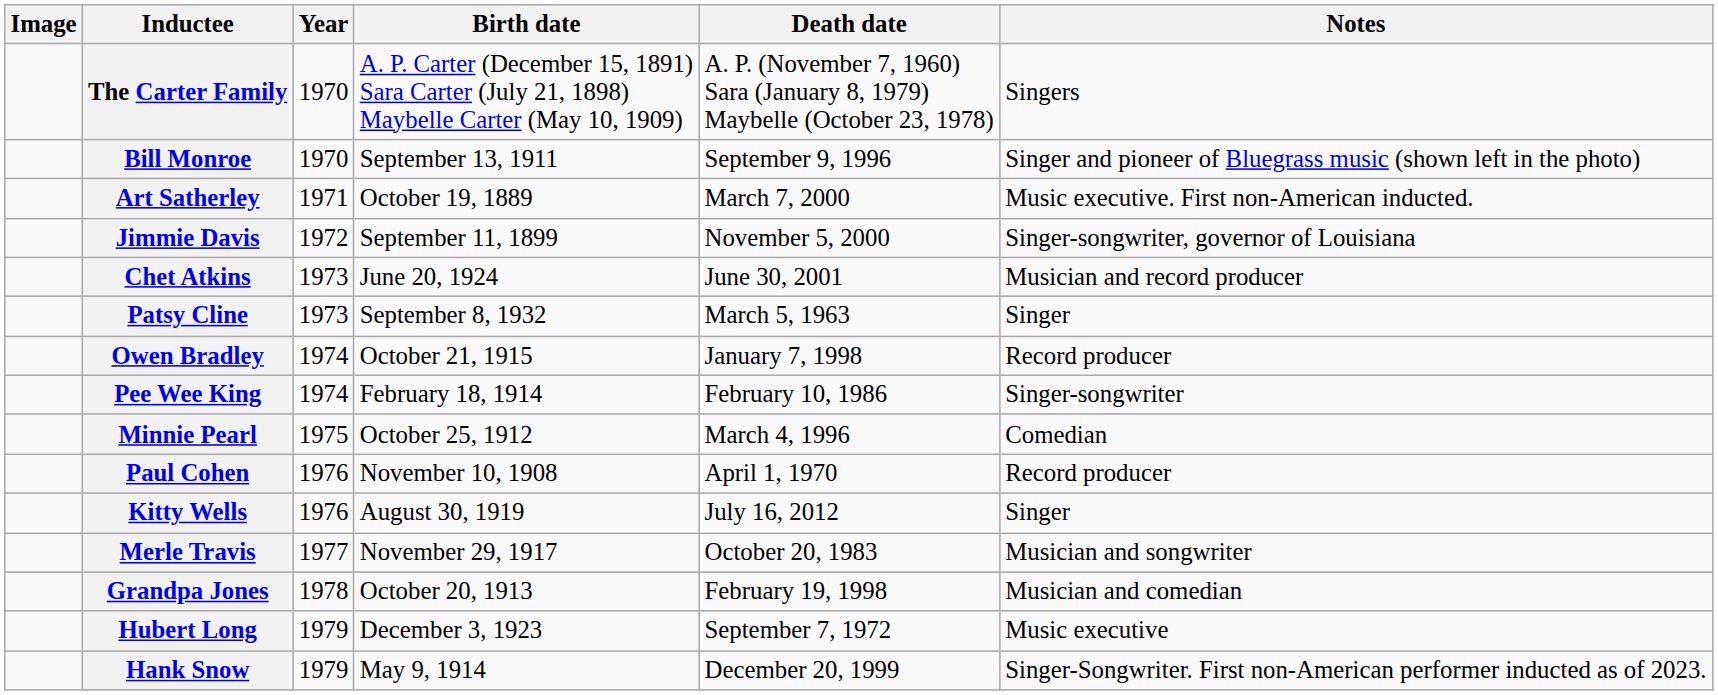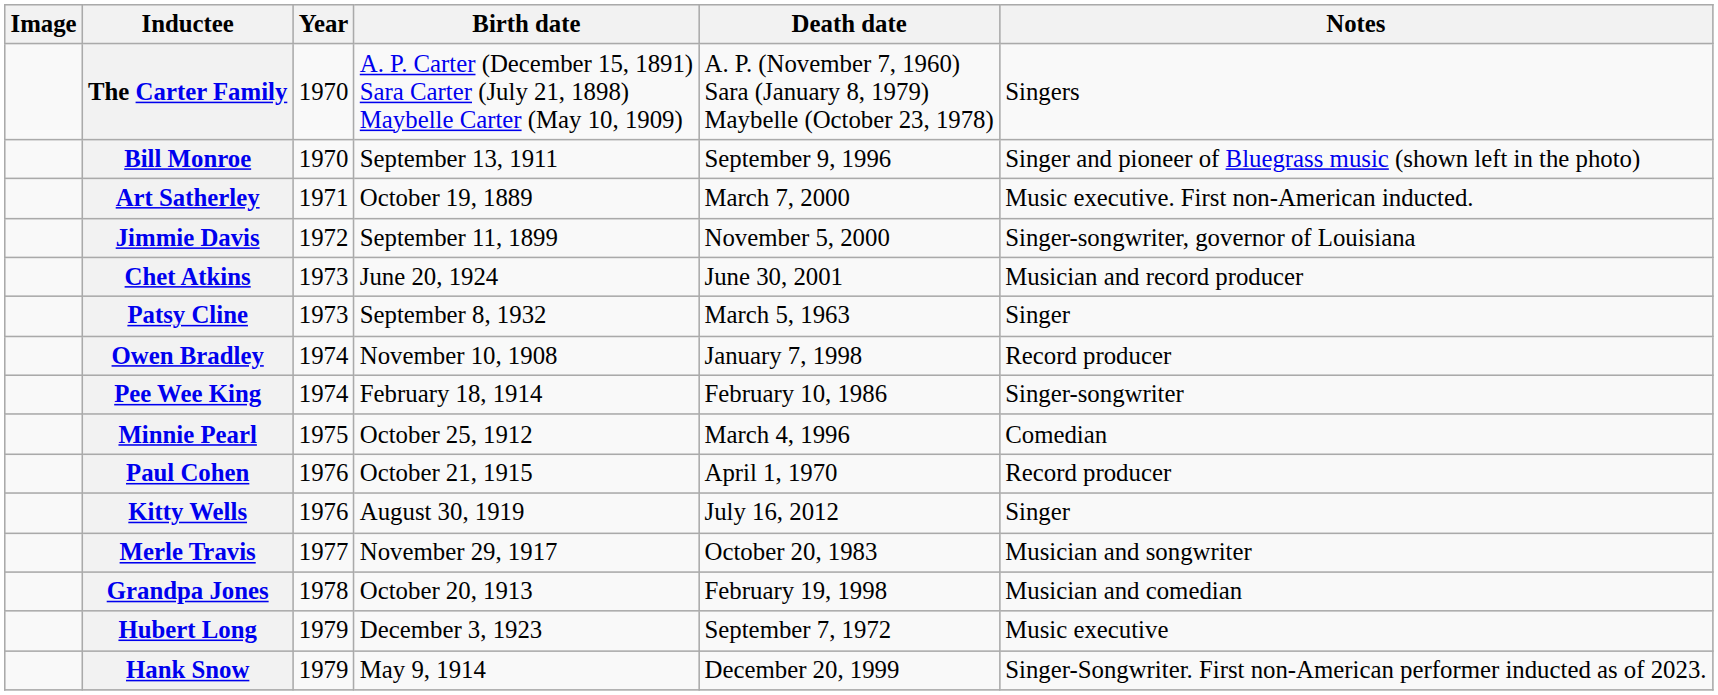(446, 355) October 21, 1915 -> (459, 355) November 10, 1908
(459, 473) November 10, 1908 -> (446, 473) October 21, 1915
